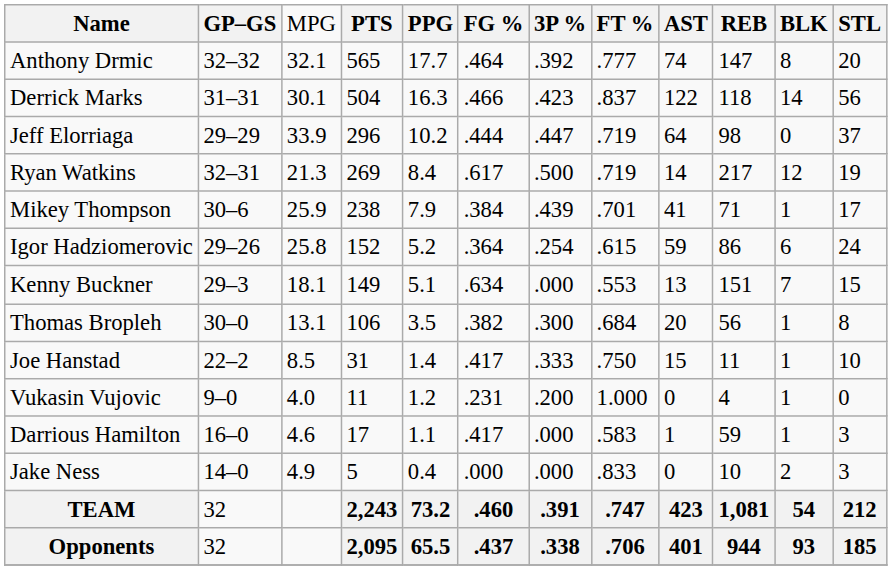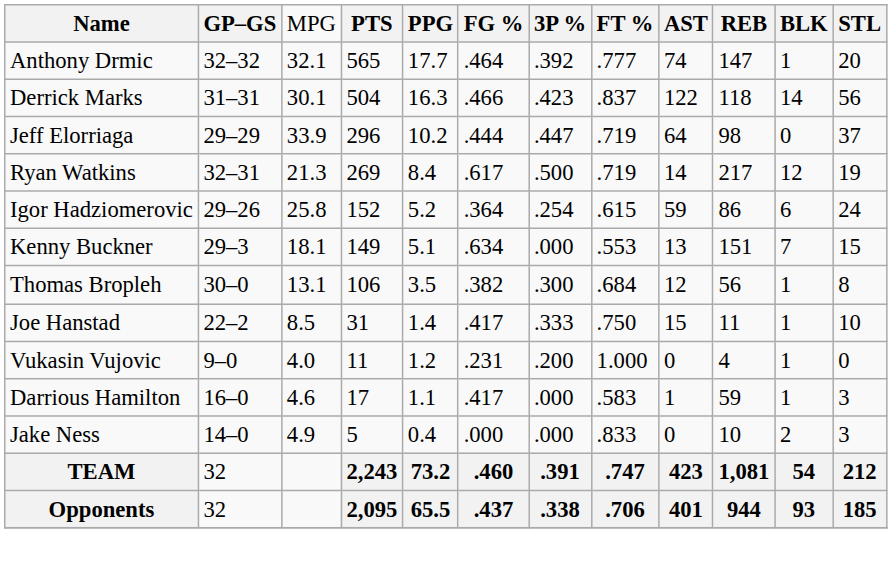(786, 60) 8 -> (786, 60) 1
- row: (91, 210)
(675, 322) 20 -> (675, 284) 12
